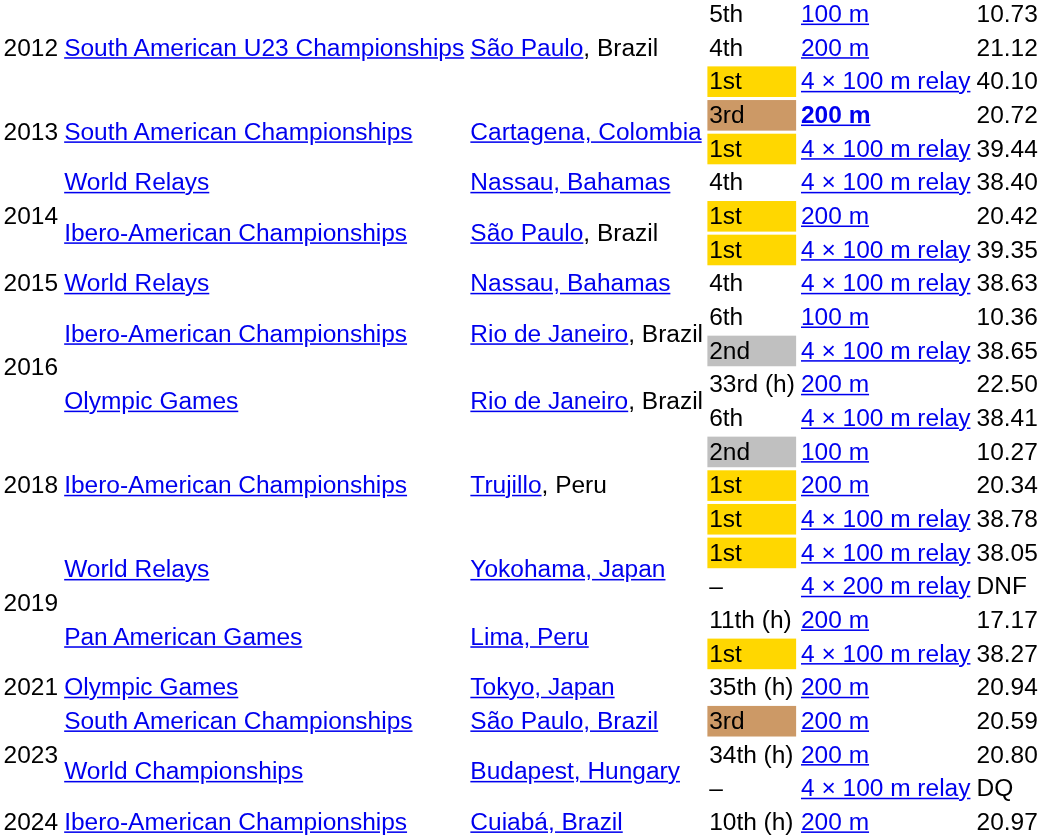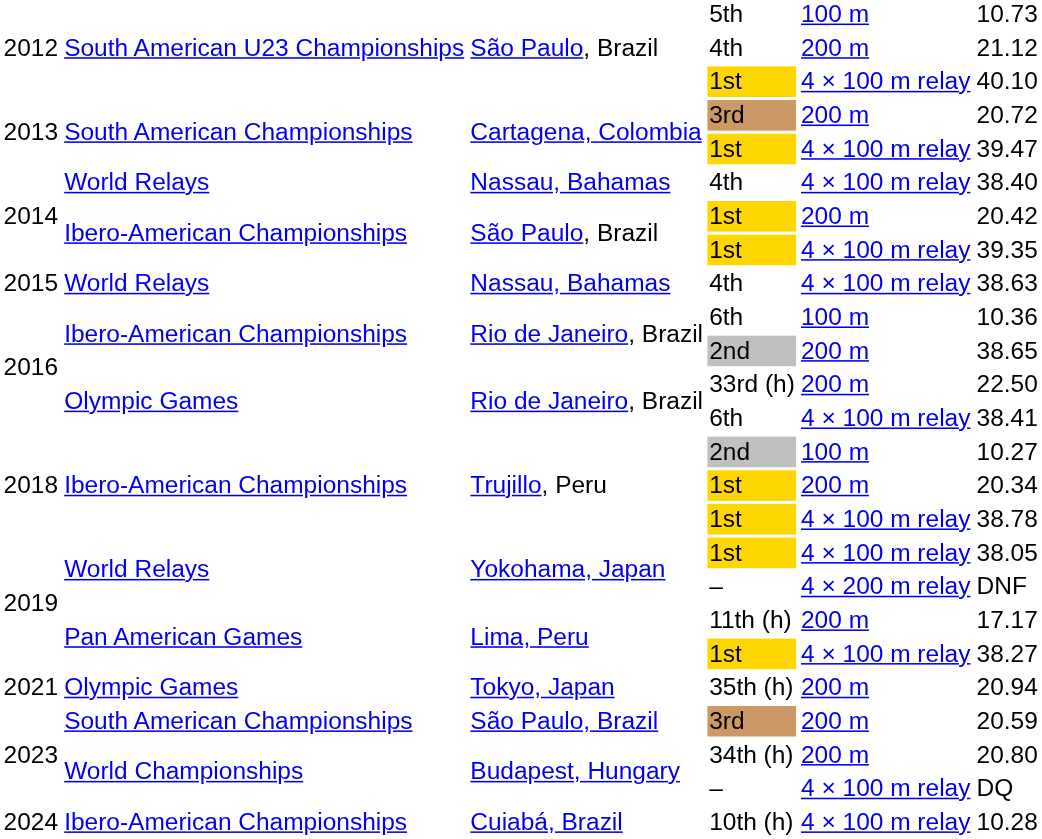(836, 115) bold -> (835, 115) normal
(1007, 148) 39.44 -> (1007, 148) 39.47
(886, 350) 4 × 100 m relay -> (835, 350) 200 m
(835, 821) 200 m -> (886, 821) 4 × 100 m relay
(1007, 821) 20.97 -> (1007, 821) 10.28
